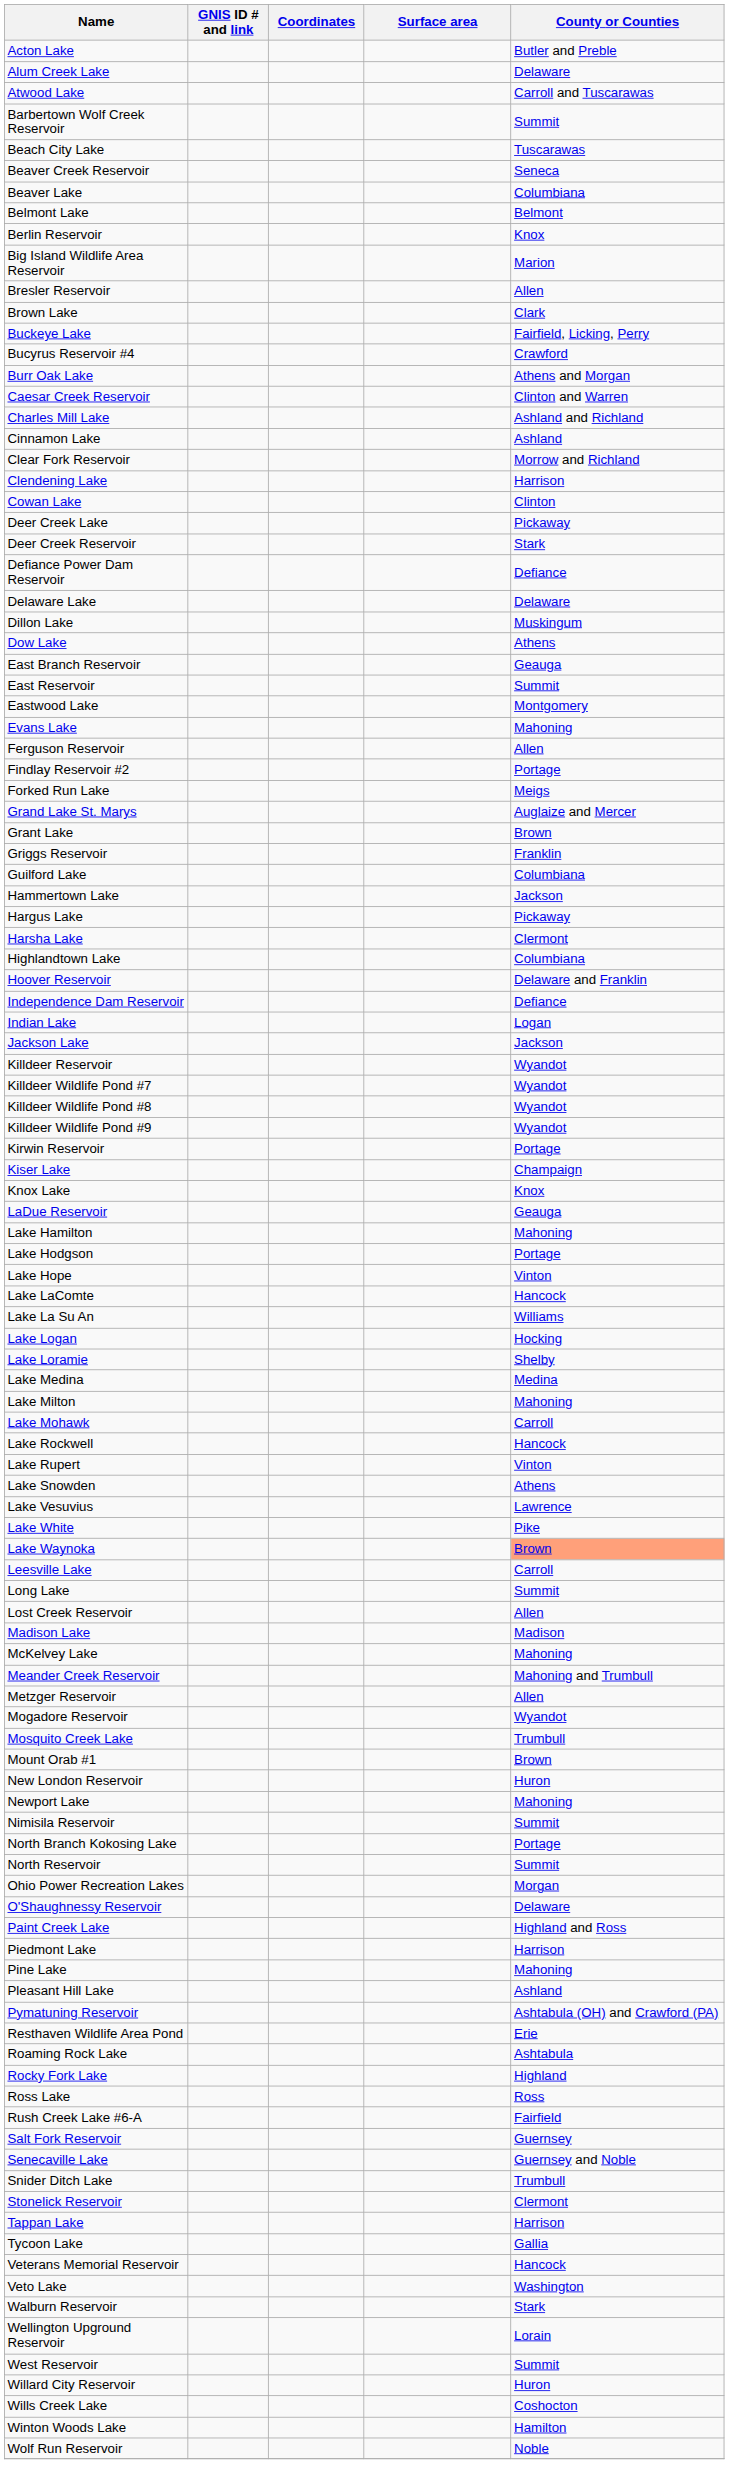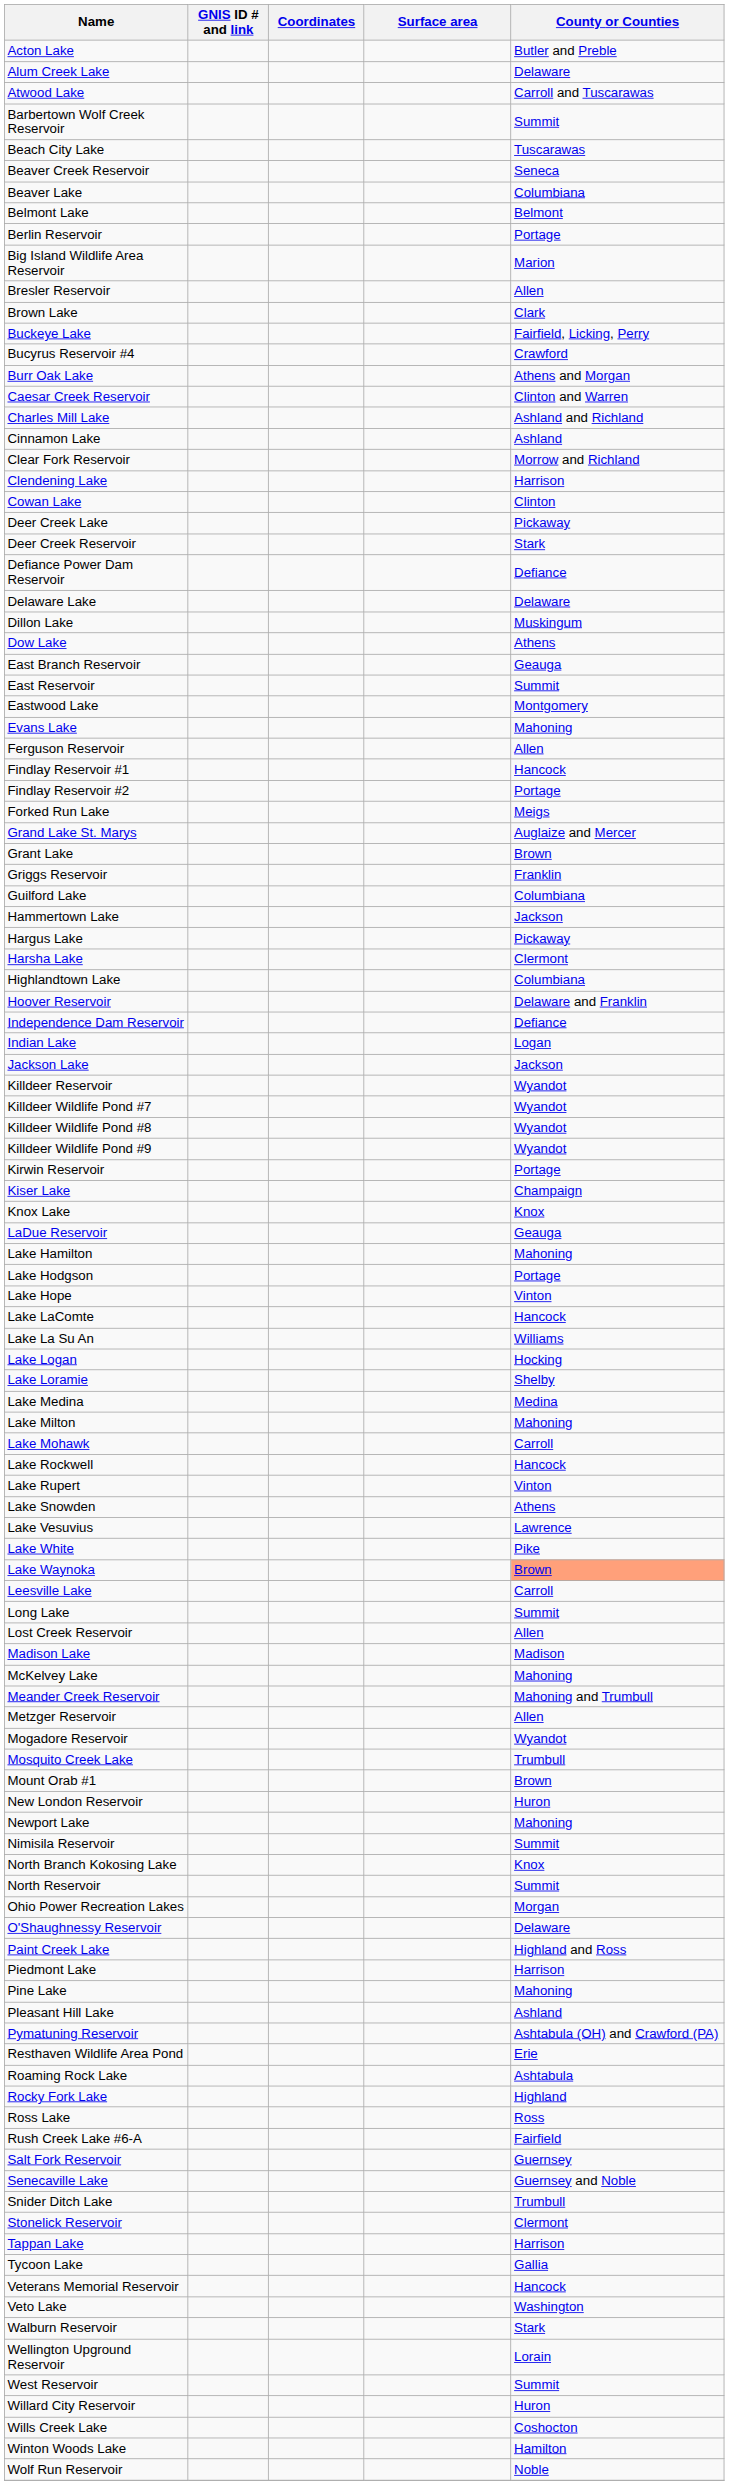(529, 234) Knox -> (537, 234) Portage
+ row: (68, 769)
(537, 1843) Portage -> (529, 1864) Knox
